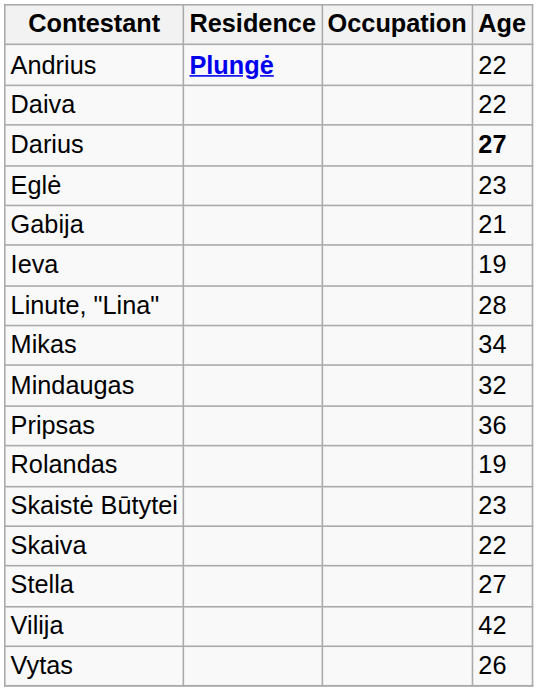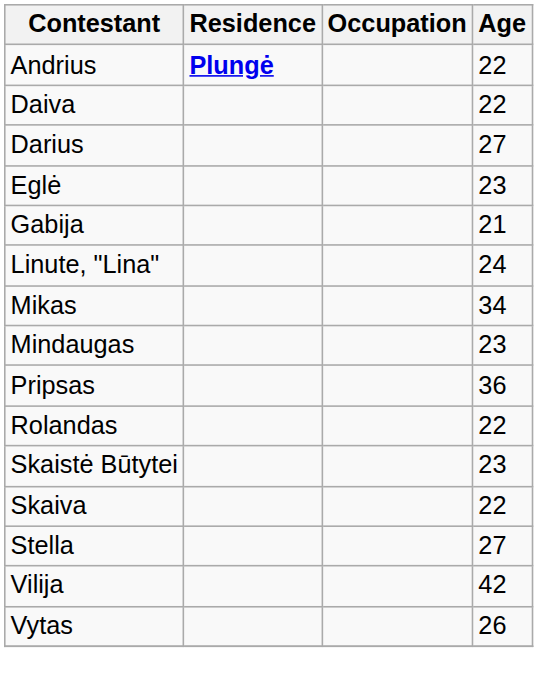(492, 144) bold -> (492, 144) normal
- row: (35, 265)
(492, 305) 28 -> (492, 265) 24
(492, 385) 32 -> (492, 345) 23
(492, 465) 19 -> (492, 425) 22
